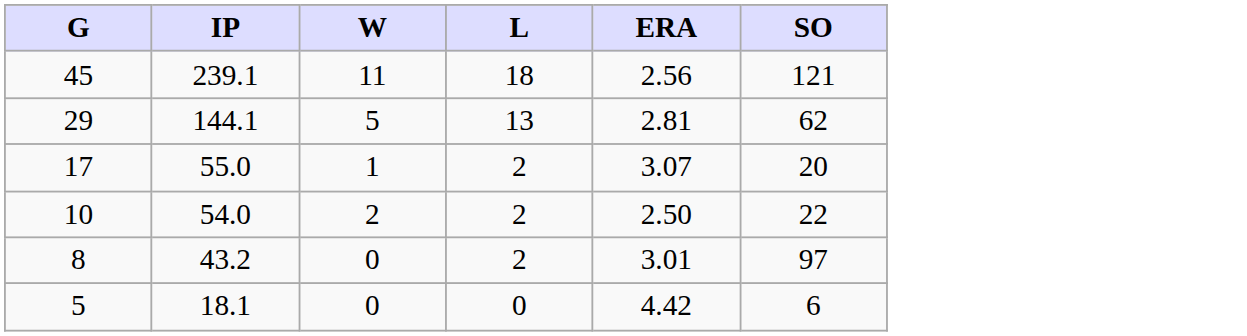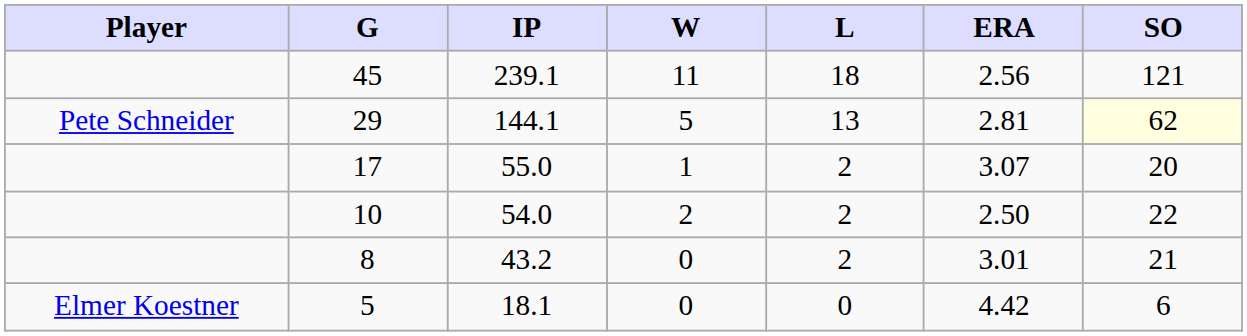+ column: (146, 27)
(813, 120) no background -> (1163, 120) lightyellow background
(813, 259) 97 -> (1163, 259) 21
